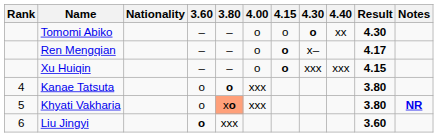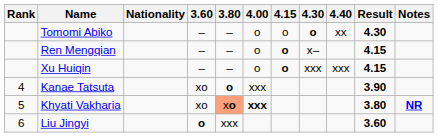(375, 50) 4.17 -> (375, 50) 4.15
(202, 87) o -> (202, 87) xo
(375, 87) 3.80 -> (375, 87) 3.90
(202, 105) o -> (202, 105) xo
(257, 105) normal -> (257, 105) bold
